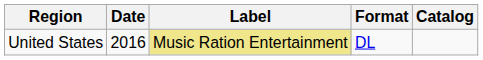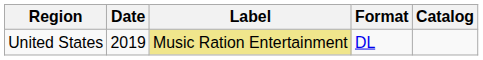(128, 42) 2016 -> (128, 42) 2019
